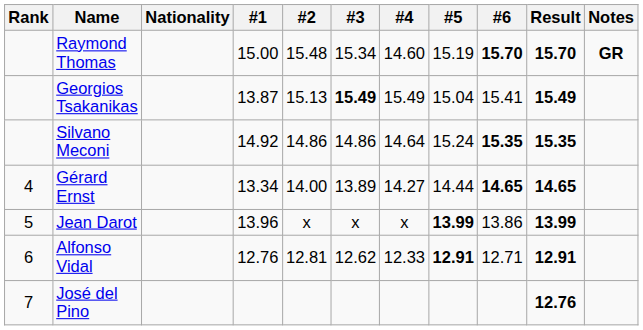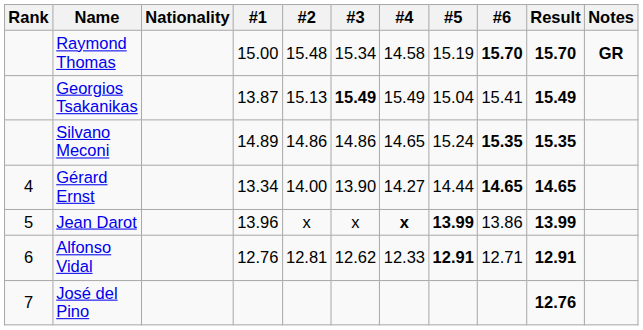(404, 52) 14.60 -> (404, 52) 14.58
(258, 142) 14.92 -> (258, 142) 14.89
(404, 142) 14.64 -> (404, 142) 14.65
(355, 187) 13.89 -> (355, 187) 13.90
(404, 222) normal -> (404, 222) bold
